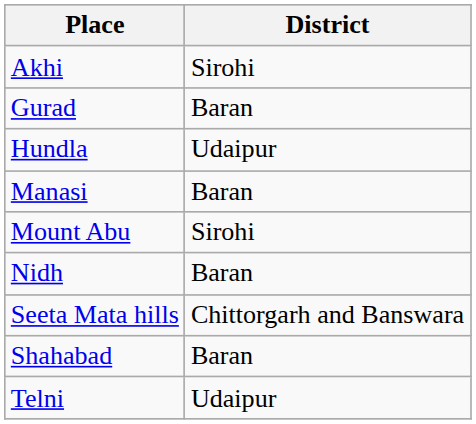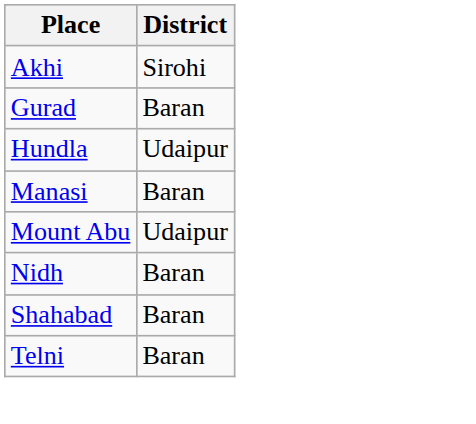(223, 231) Sirohi -> (185, 231) Udaipur
- row: (95, 314)
(234, 397) Udaipur -> (174, 356) Baran
